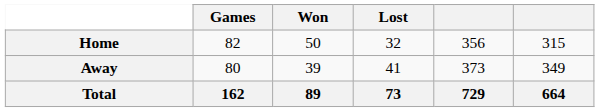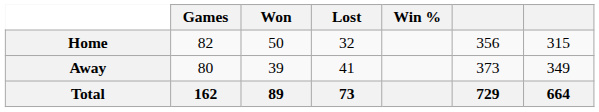+ column: (417, 17)
